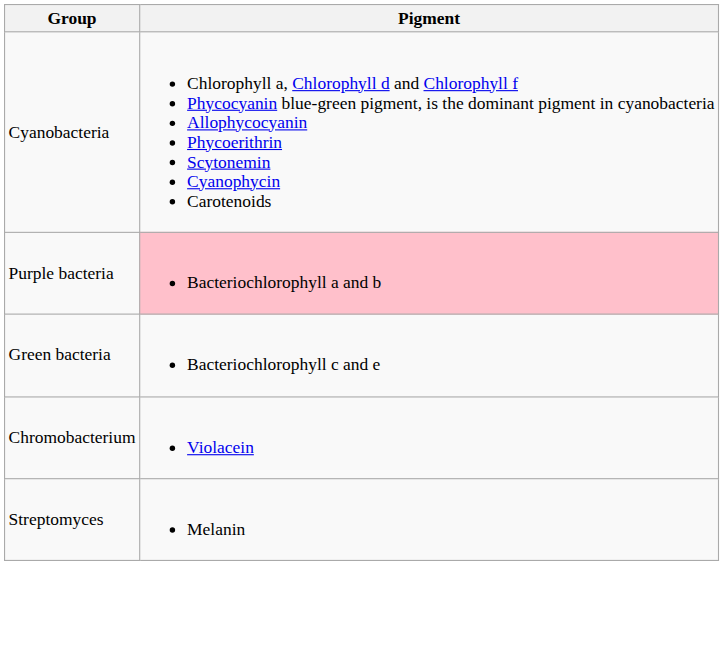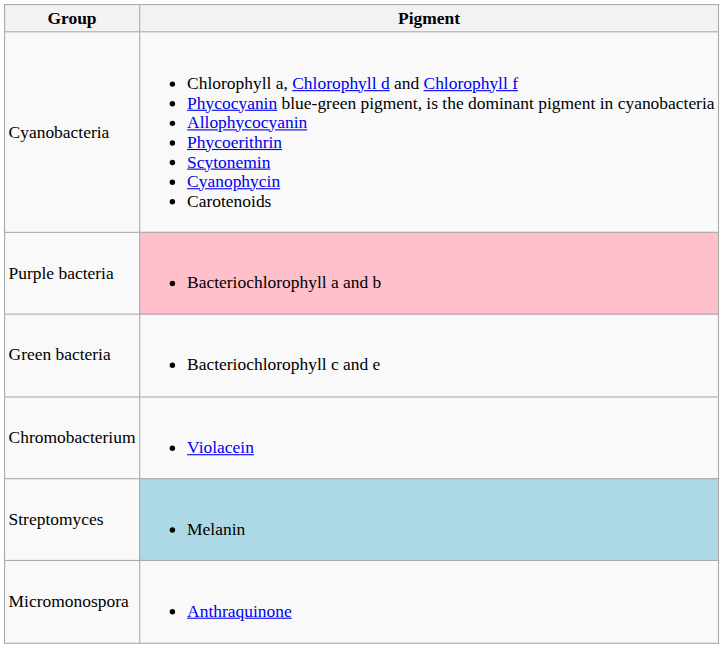(429, 529) no background -> (429, 529) lightblue background
+ row: (69, 601)
